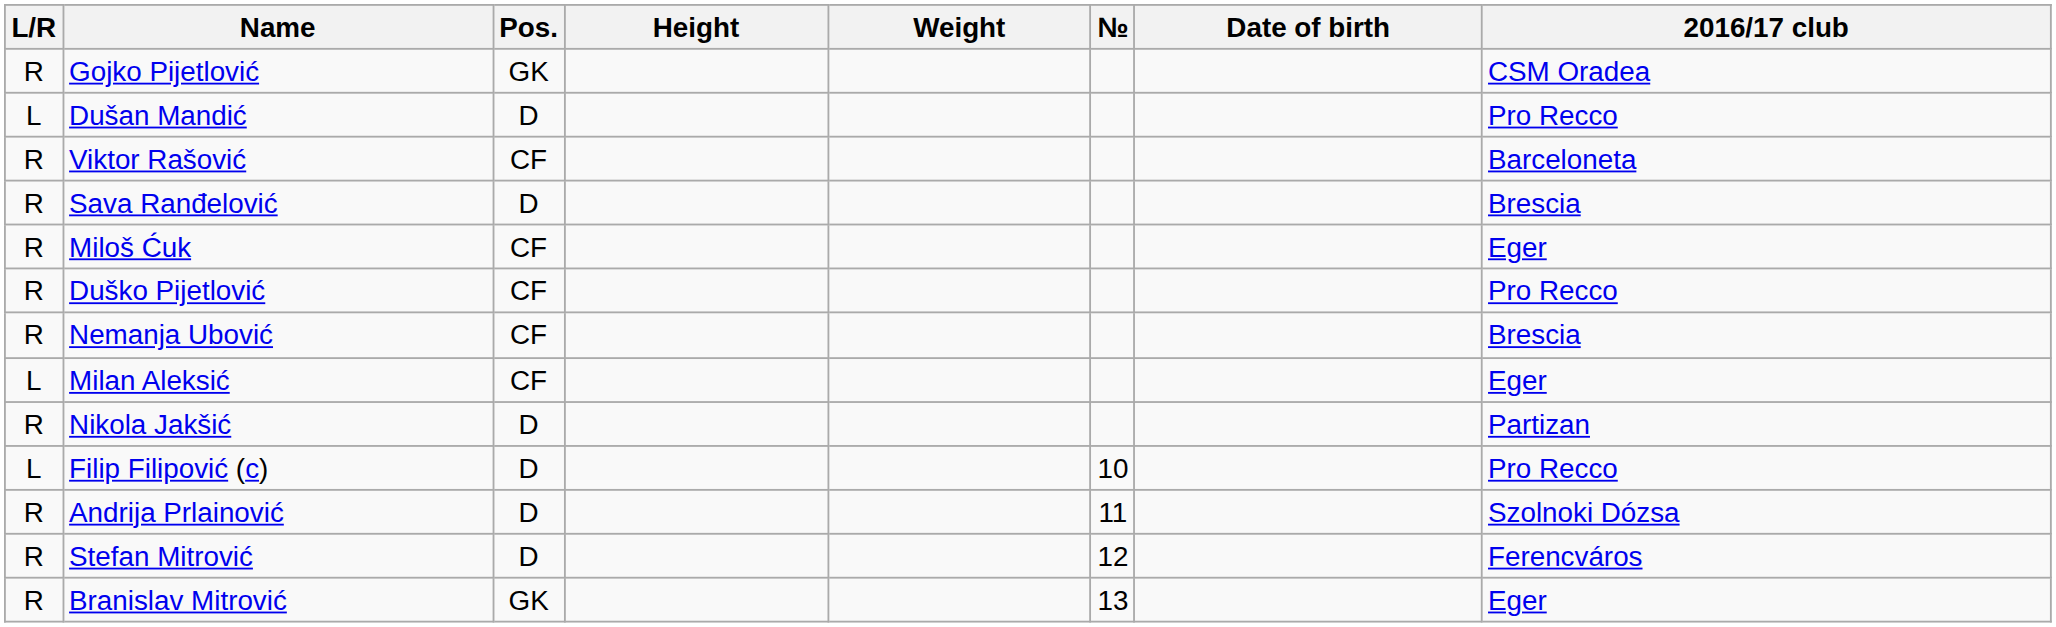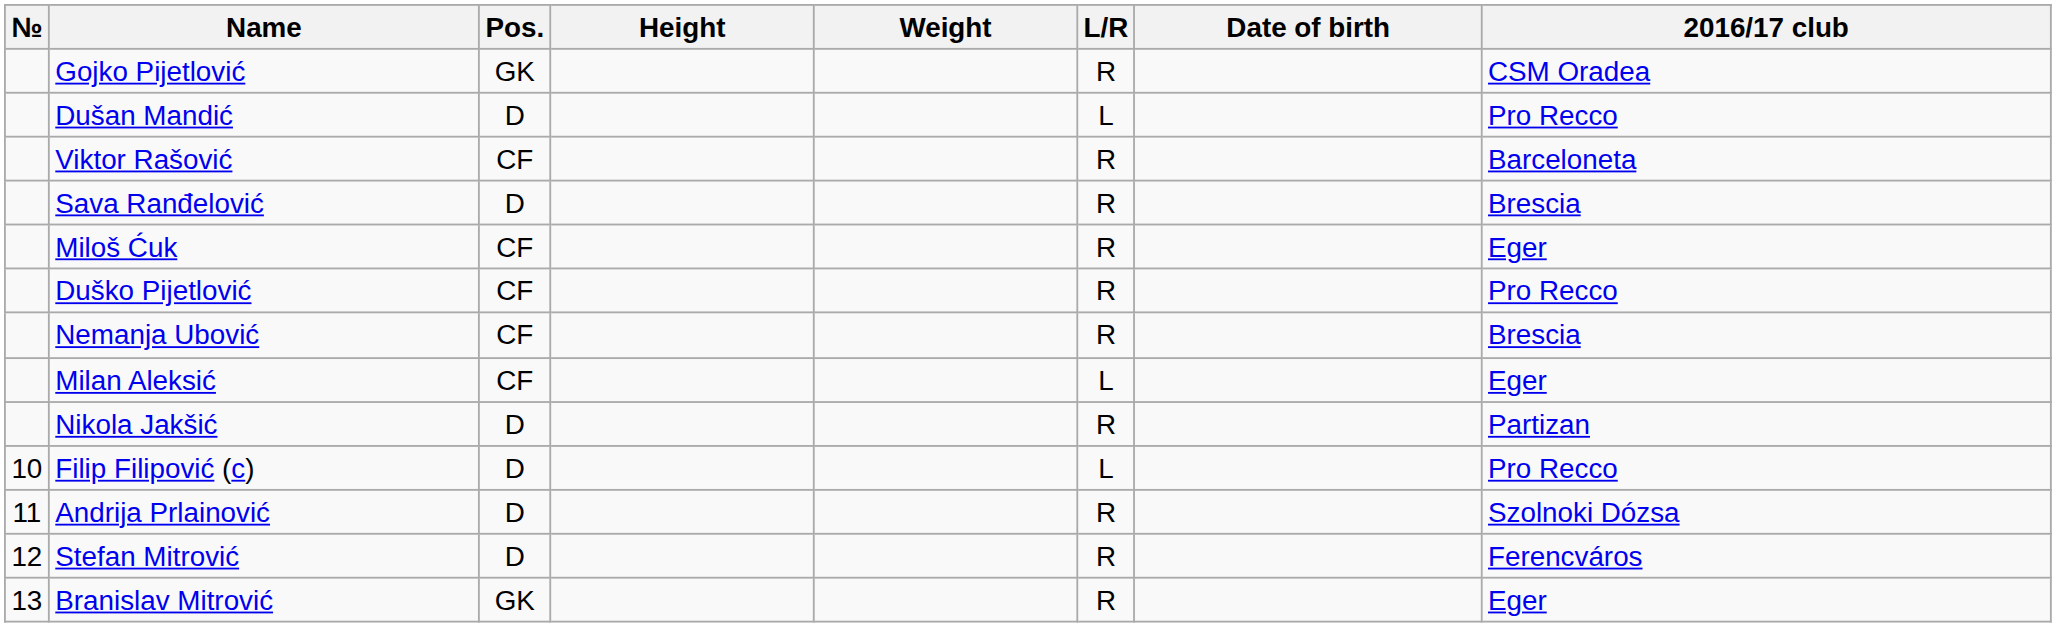columns swapped: (1113, 27) <-> (34, 27)
